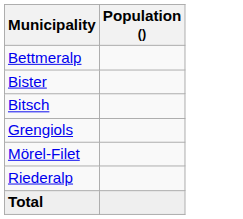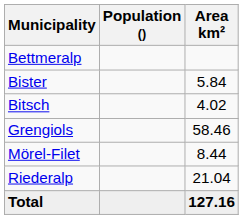+ column: (212, 25)
